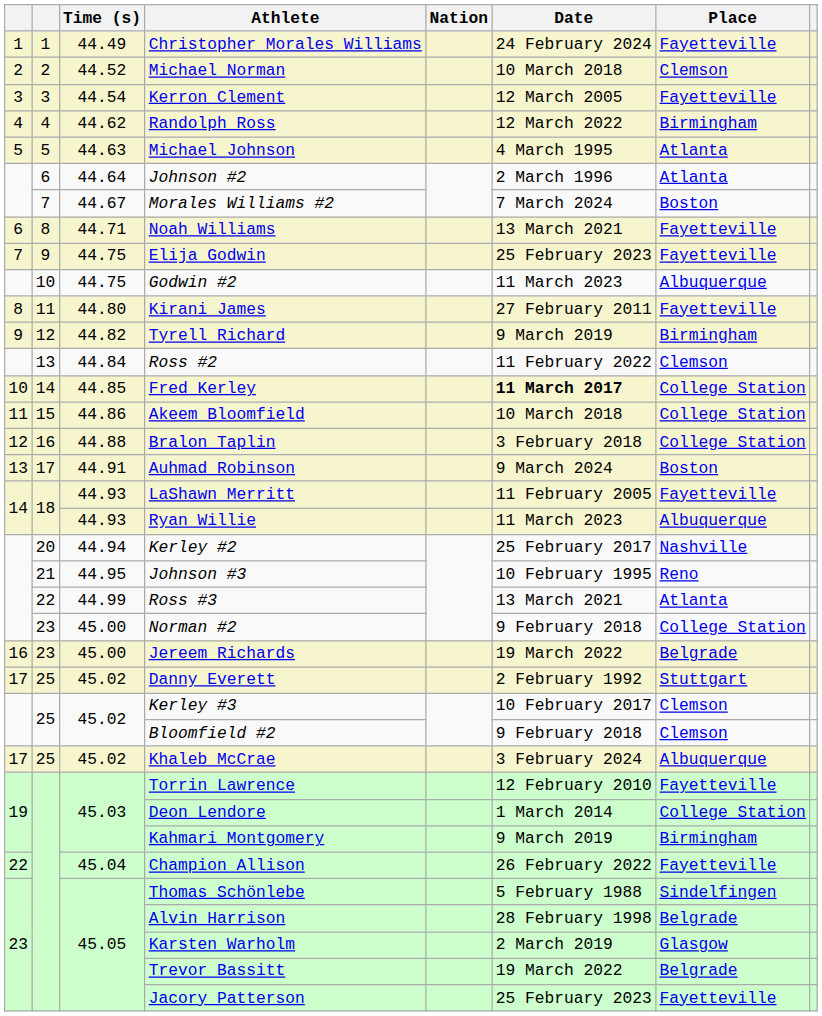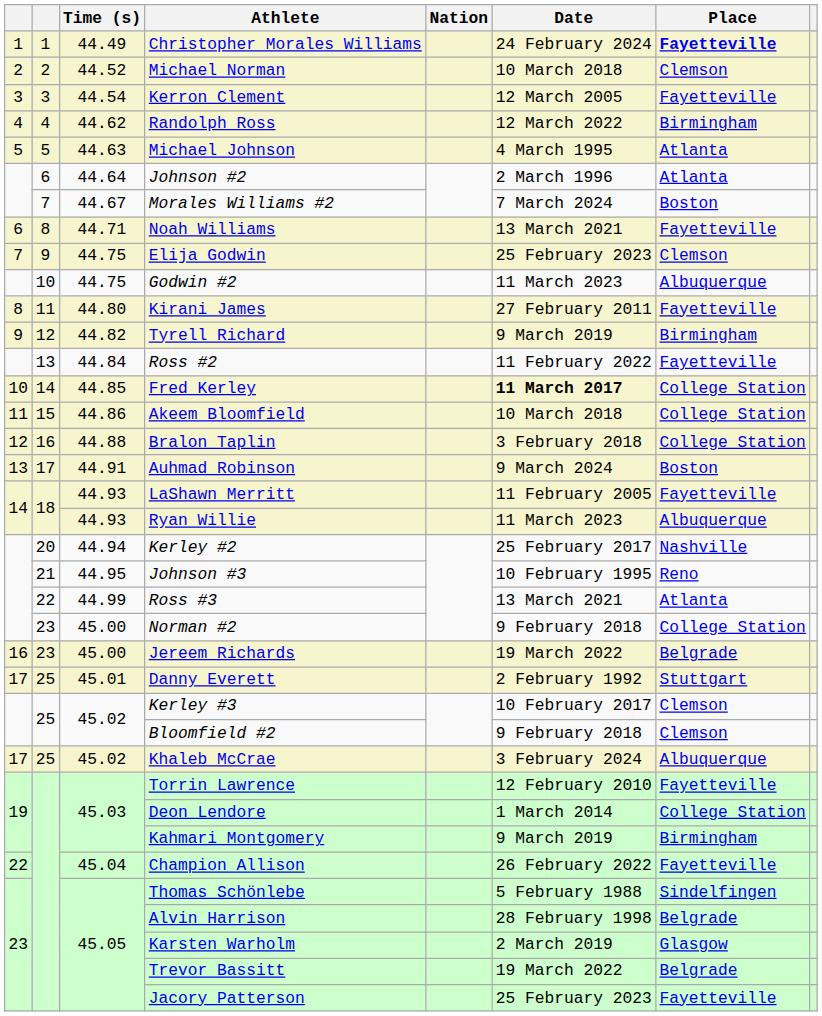(718, 44) normal -> (718, 44) bold
(718, 256) Fayetteville -> (694, 256) Clemson
(694, 362) Clemson -> (718, 362) Fayetteville
(102, 680) 45.02 -> (102, 680) 45.01
